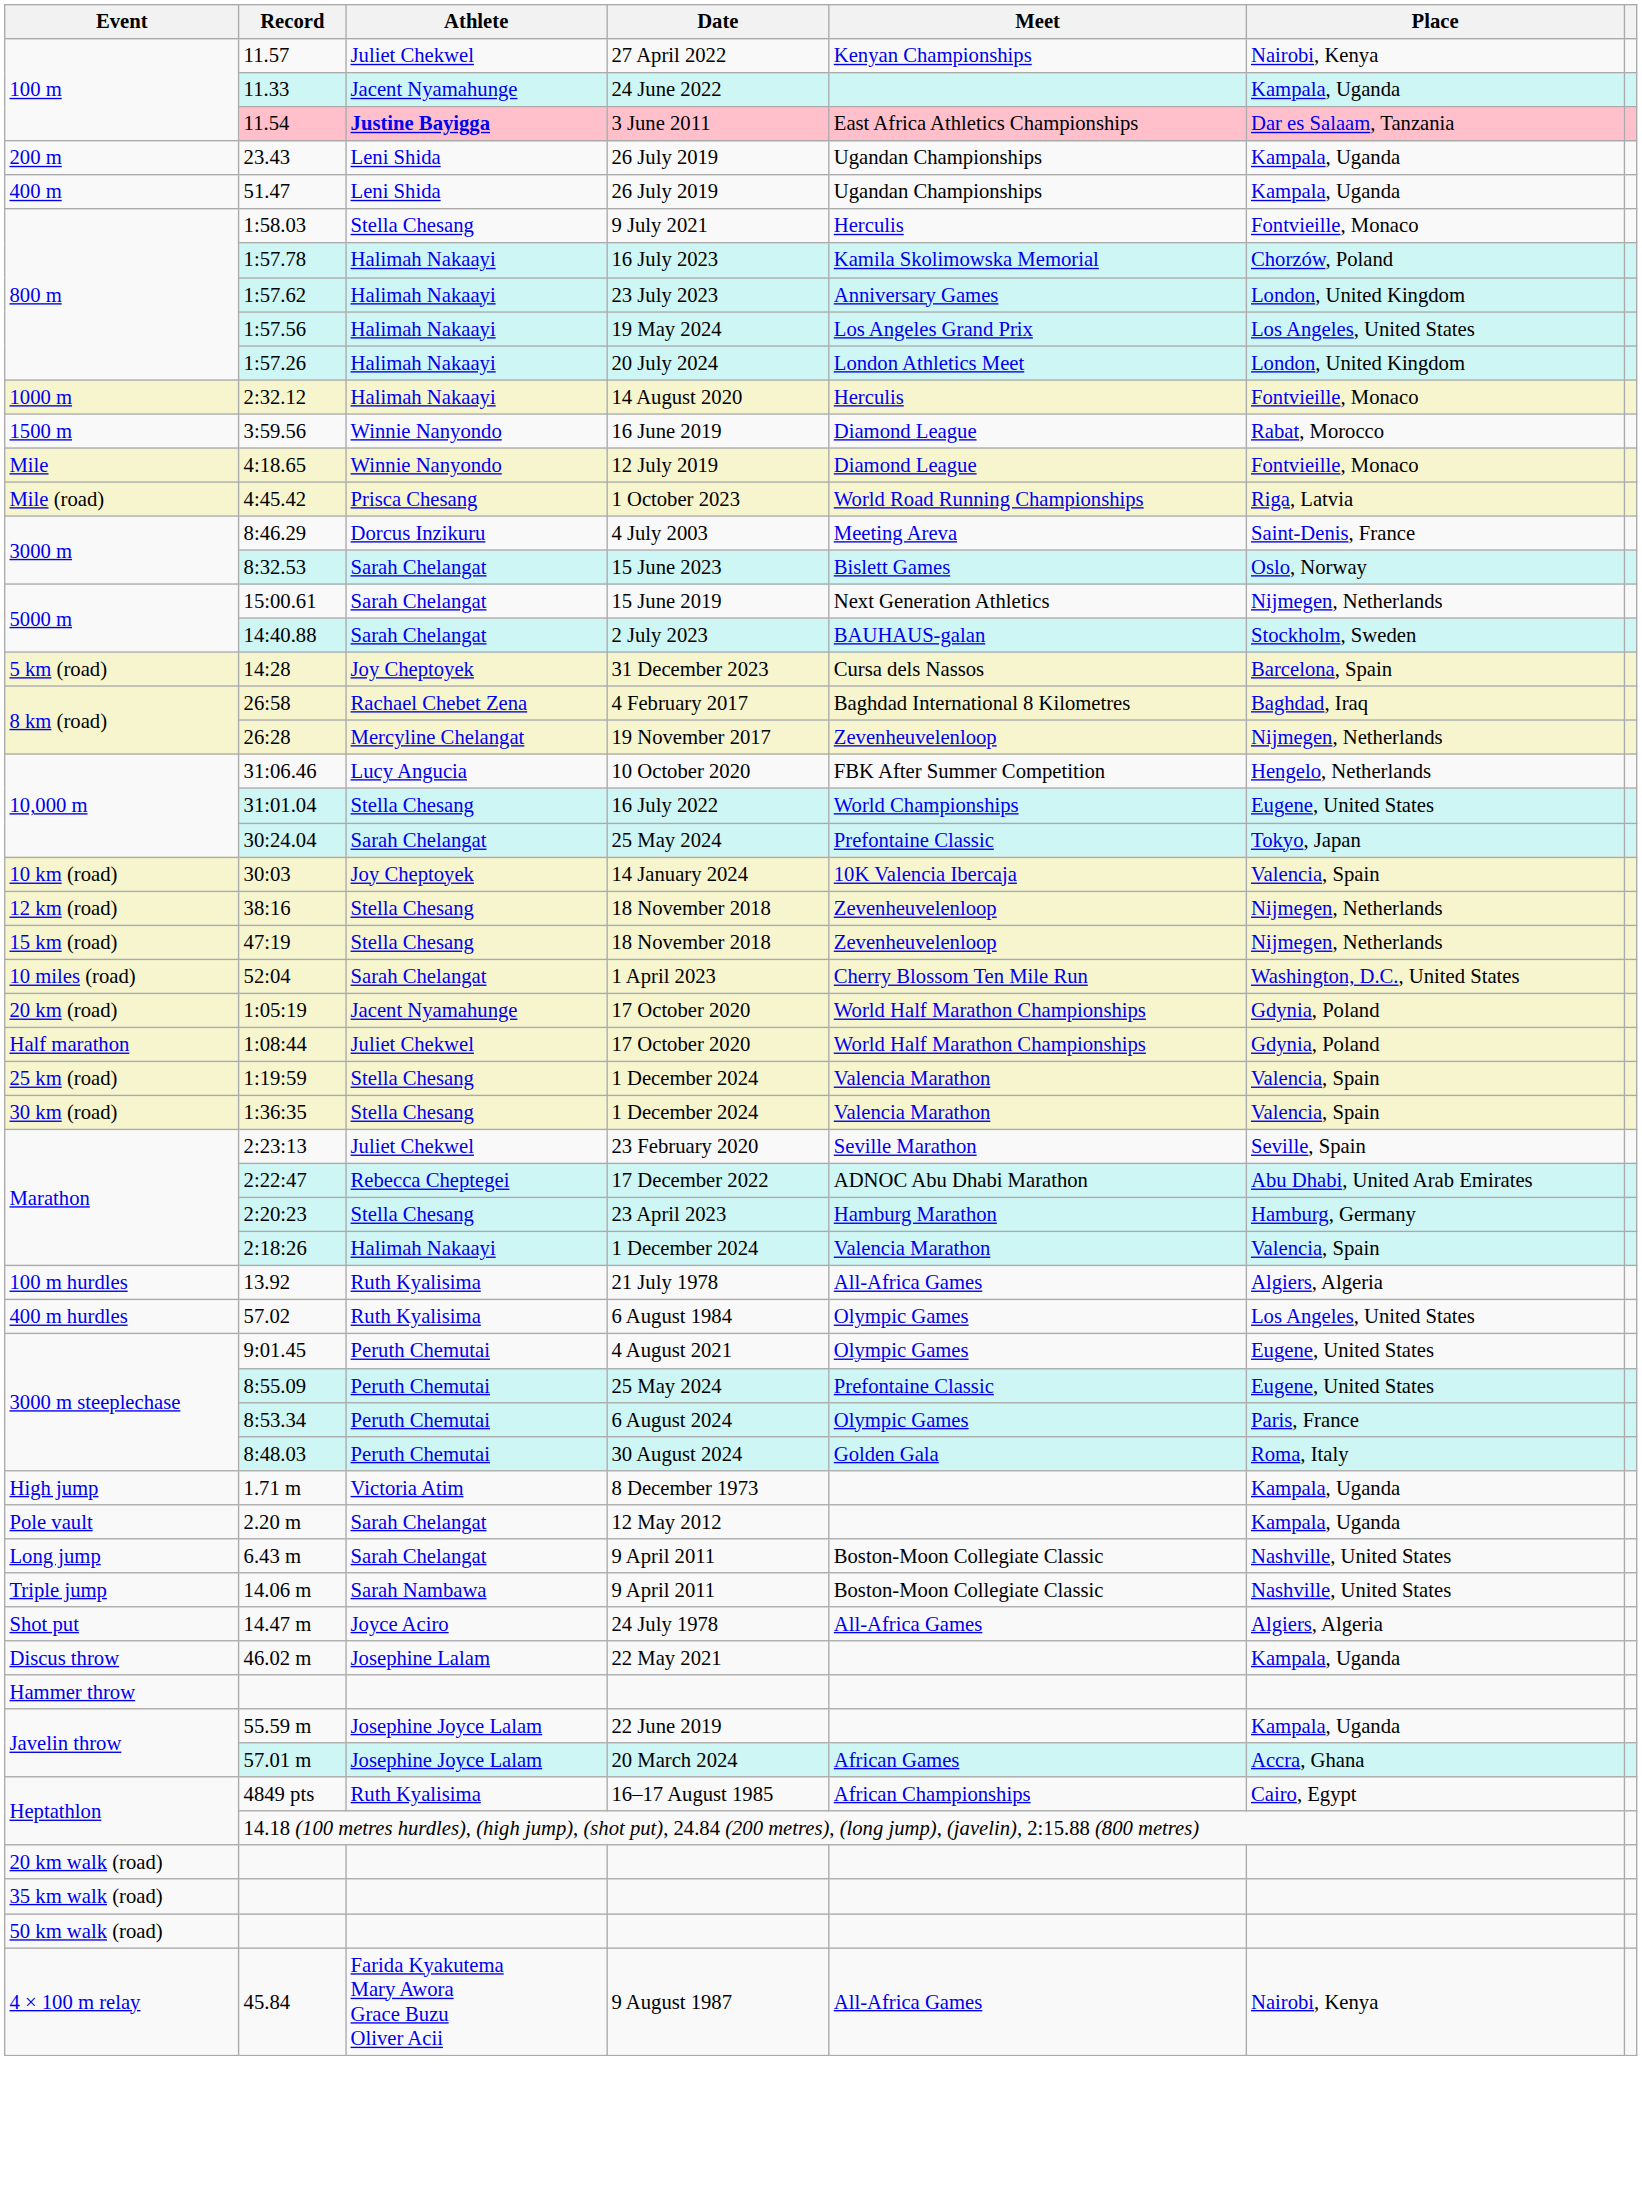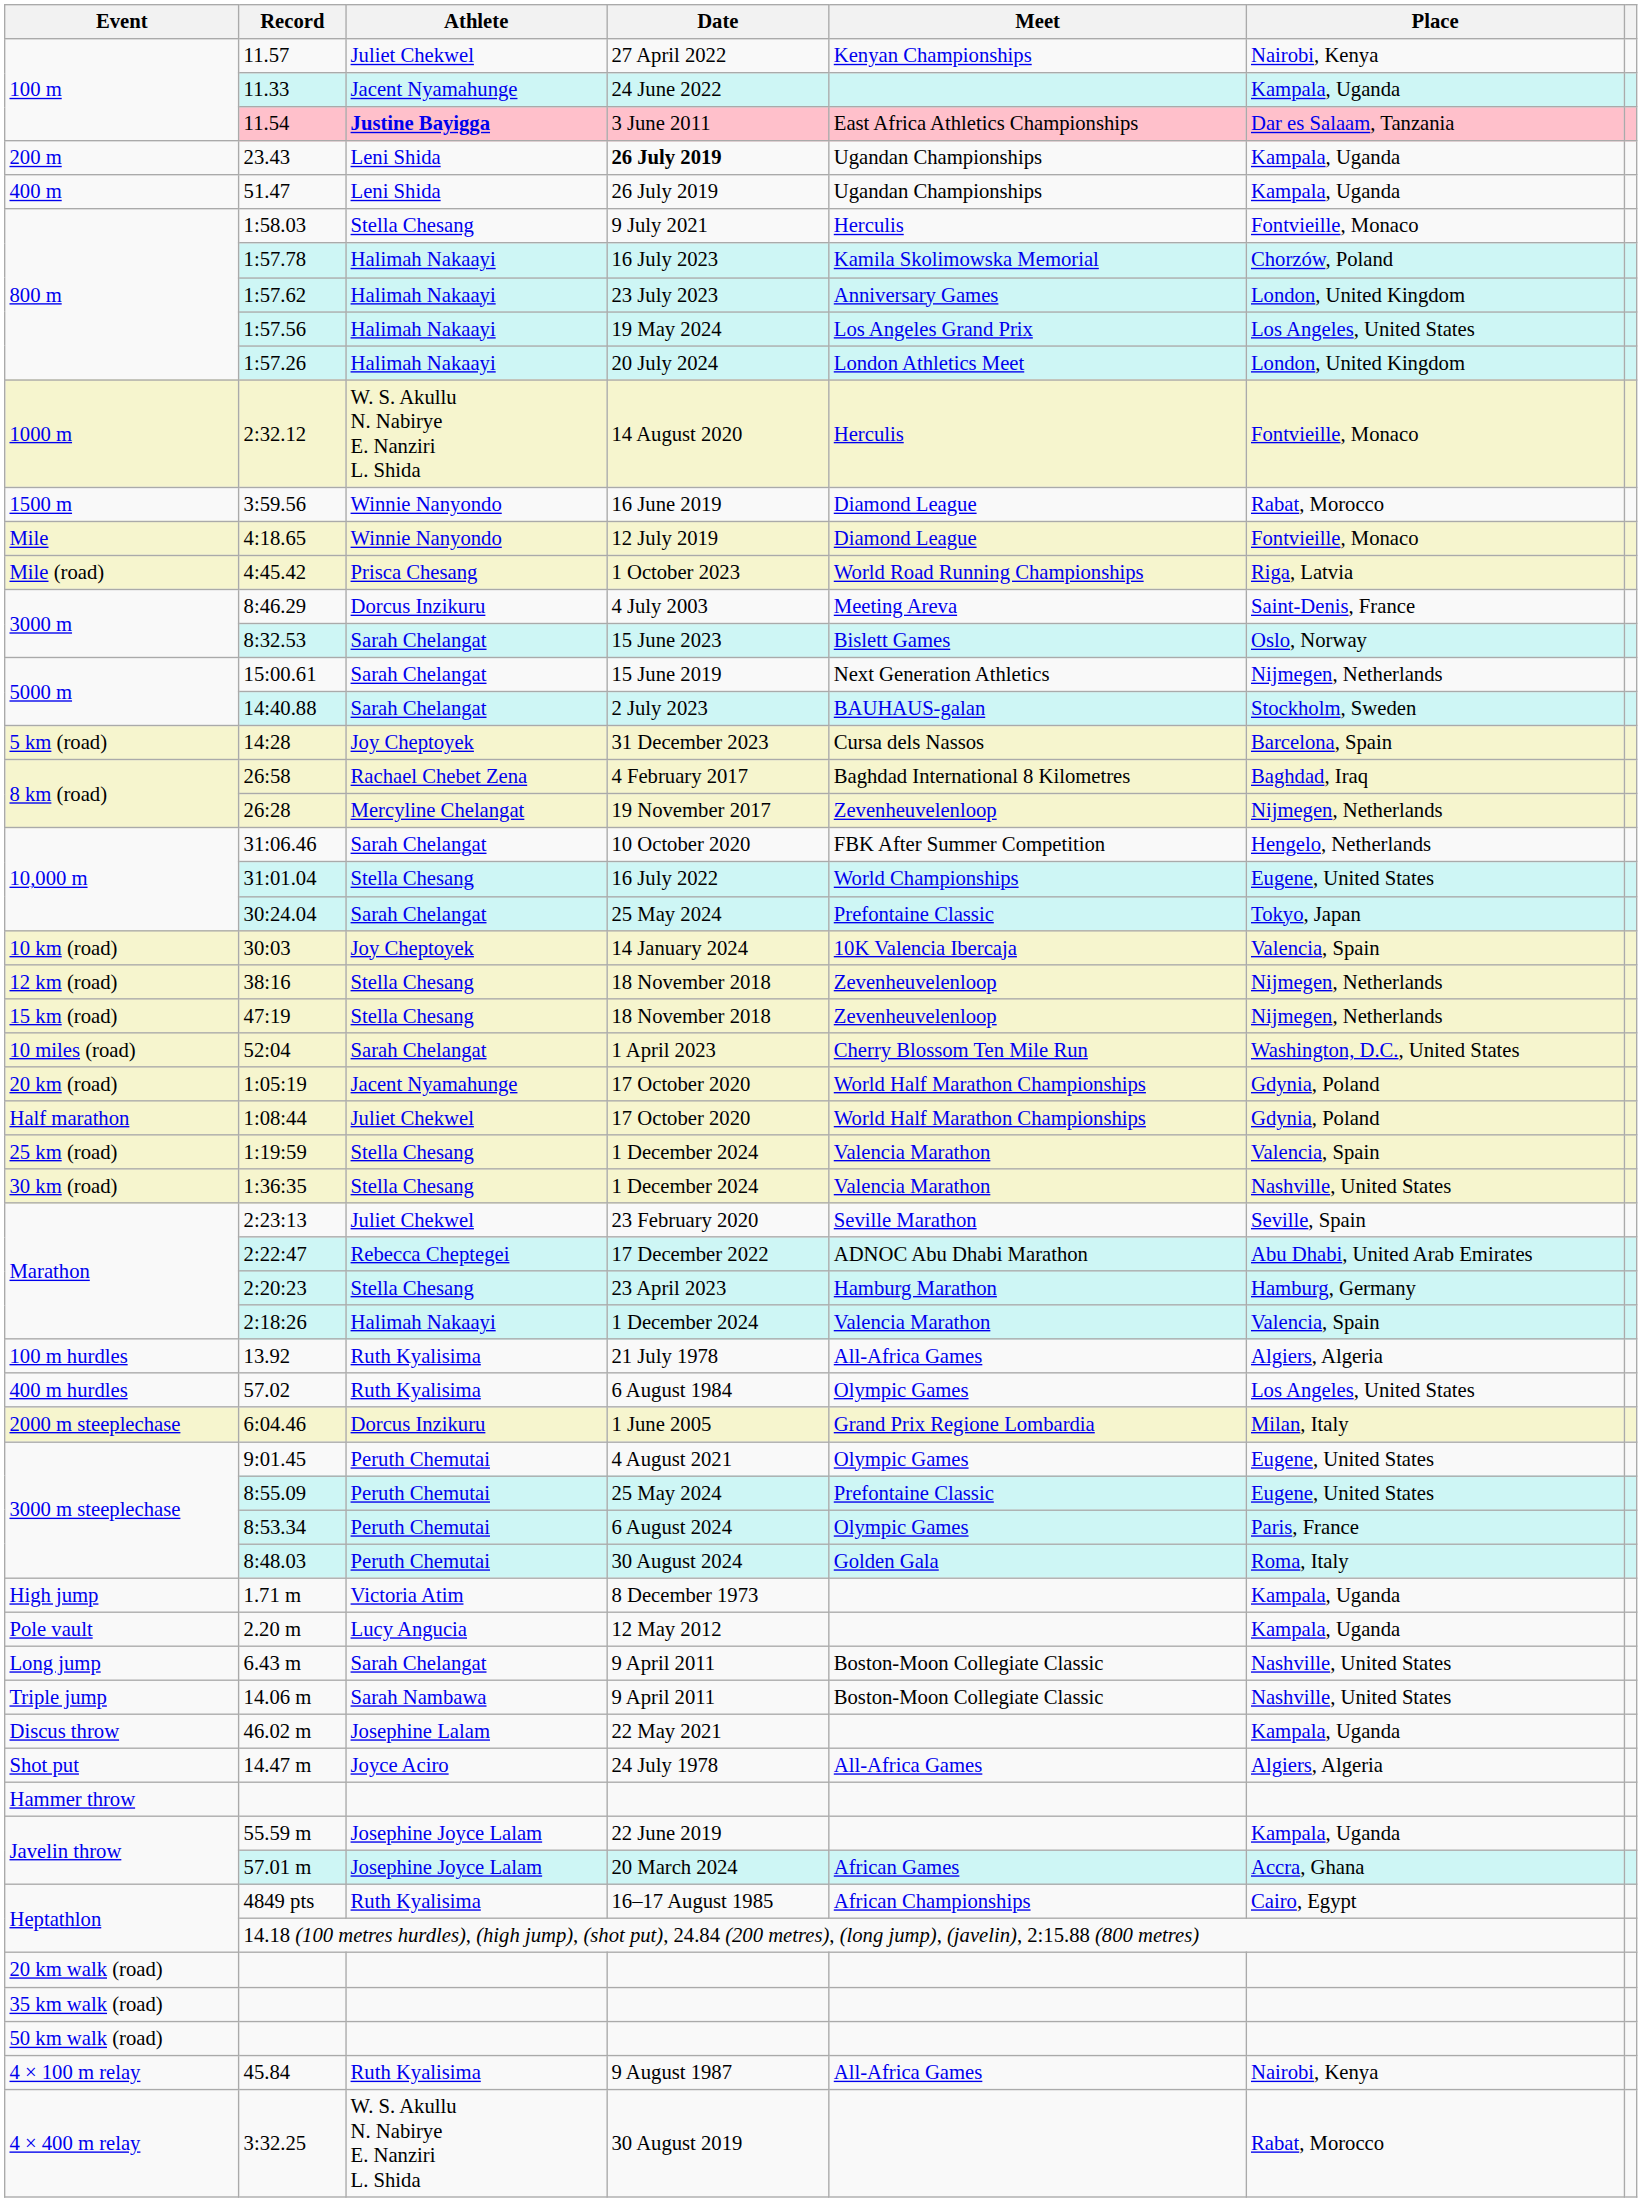(665, 158) normal -> (667, 158) bold
(423, 396) Halimah Nakaayi -> (404, 433) W. S. Akullu N. Nabirye E. Nanziri L. Shida
(409, 771) Lucy Angucia -> (419, 845) Sarah Chelangat
(1315, 1112) Valencia, Spain -> (1351, 1185) Nashville, United States
+ row: (95, 1424)
(419, 1521) Sarah Chelangat -> (409, 1628) Lucy Angucia
rows swapped: (44, 1623) <-> (64, 1657)
(427, 2001) Farida Kyakutema Mary Awora Grace Buzu Oliver Acii -> (416, 2072) Ruth Kyalisima
+ row: (75, 2142)
